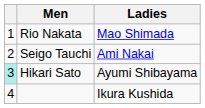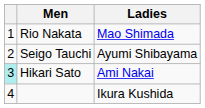(125, 53) Ami Nakai -> (147, 53) Ayumi Shibayama
(147, 73) Ayumi Shibayama -> (125, 73) Ami Nakai
